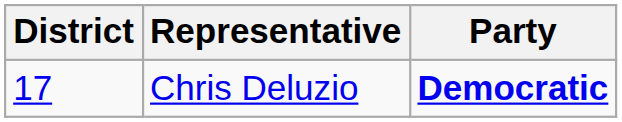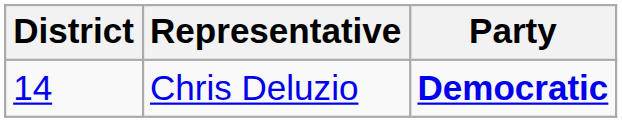(33, 87) 17 -> (33, 87) 14
